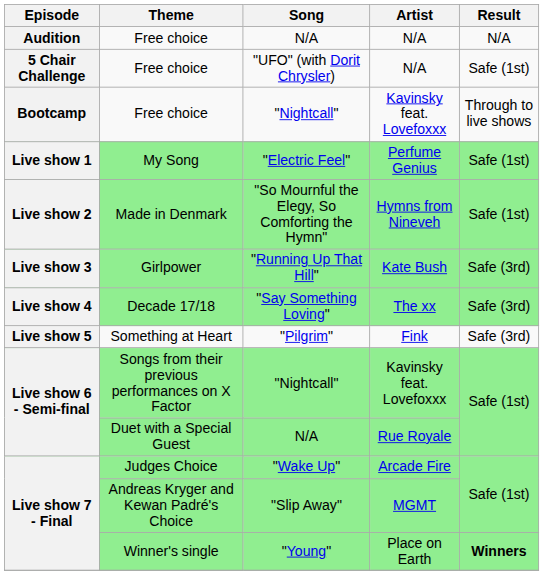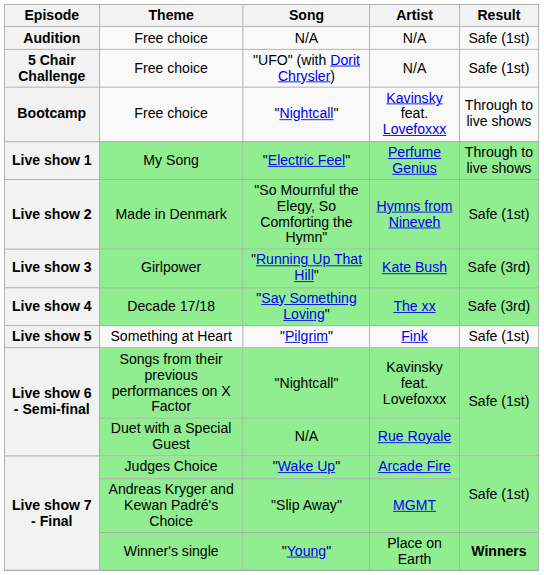(499, 37) N/A -> (499, 37) Safe (1st)
(499, 160) Safe (1st) -> (499, 160) Through to live shows
(499, 336) Safe (3rd) -> (499, 336) Safe (1st)
